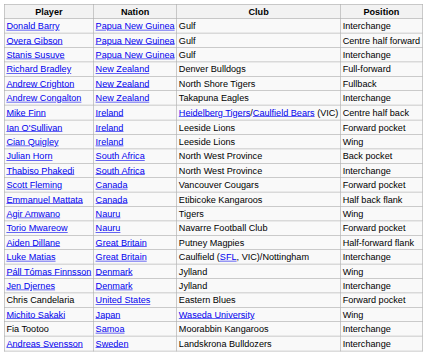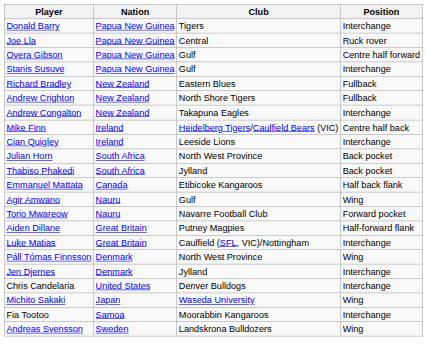(187, 26) Gulf -> (191, 26) Tigers
+ row: (21, 41)
(212, 69) Denver Bulldogs -> (207, 84) Eastern Blues
(367, 69) Full-forward -> (360, 84) Fullback
- row: (34, 127)
(353, 142) Wing -> (367, 142) Interchange
(221, 171) North West Province -> (193, 171) Jylland
(367, 171) Interchange -> (367, 171) Back pocket
- row: (34, 185)
(191, 214) Tigers -> (187, 199) Gulf
(193, 272) Jylland -> (221, 257) North West Province
(207, 300) Eastern Blues -> (212, 286) Denver Bulldogs
(374, 300) Forward pocket -> (367, 286) Interchange
(367, 344) Interchange -> (353, 329) Wing
